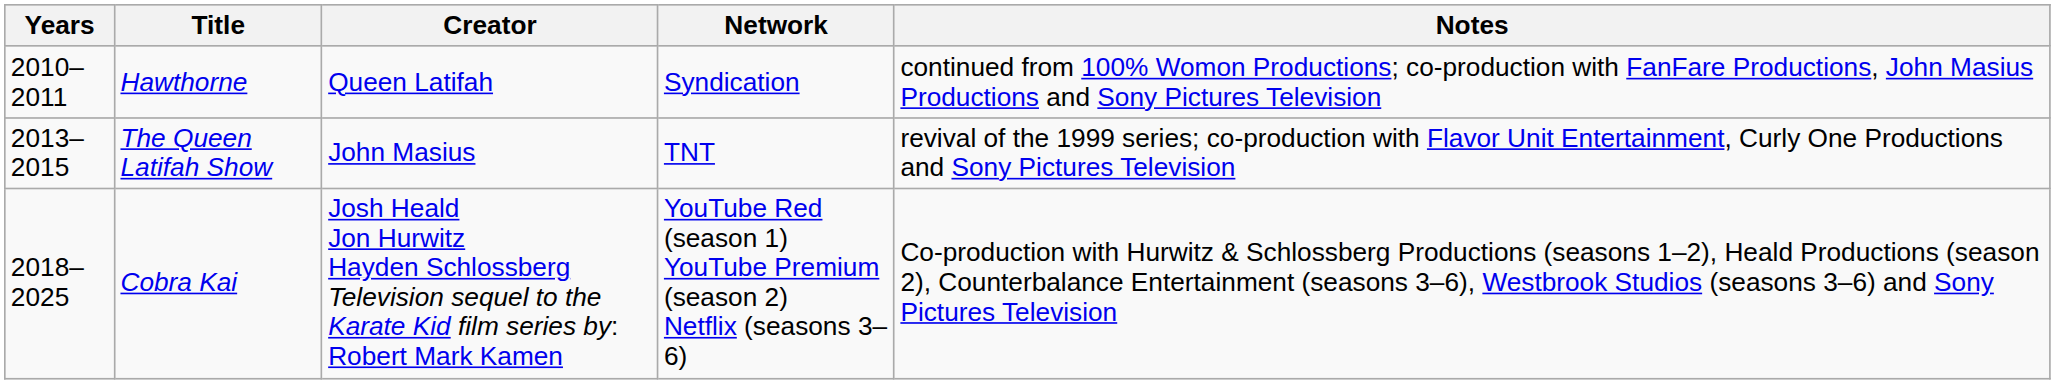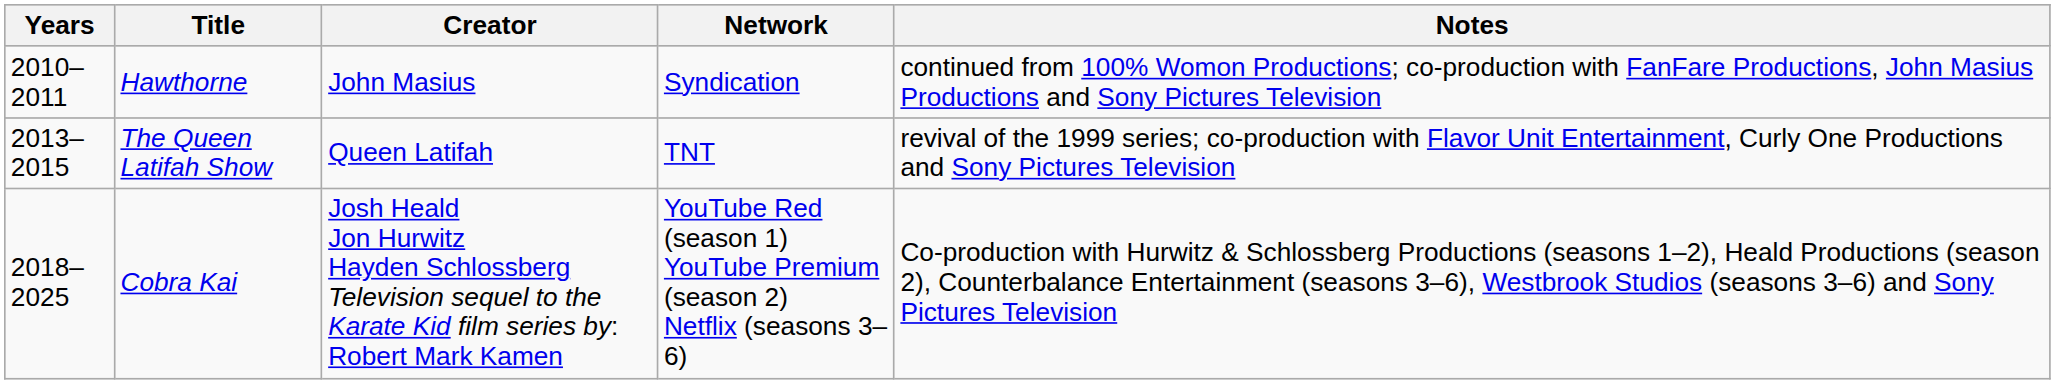(411, 81) Queen Latifah -> (402, 81) John Masius
(402, 152) John Masius -> (411, 152) Queen Latifah
